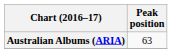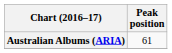(147, 40) 63 -> (147, 40) 61
